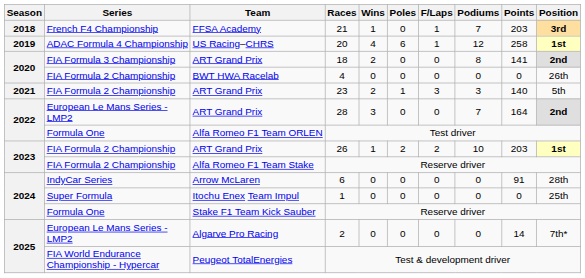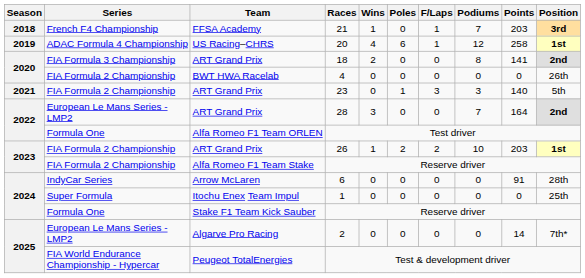(373, 91) 2 -> (373, 91) 0
